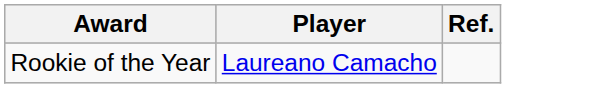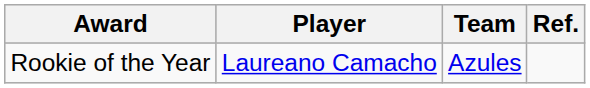+ column: (485, 23)
